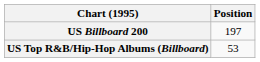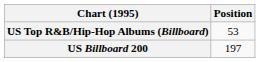rows swapped: (108, 31) <-> (108, 48)
